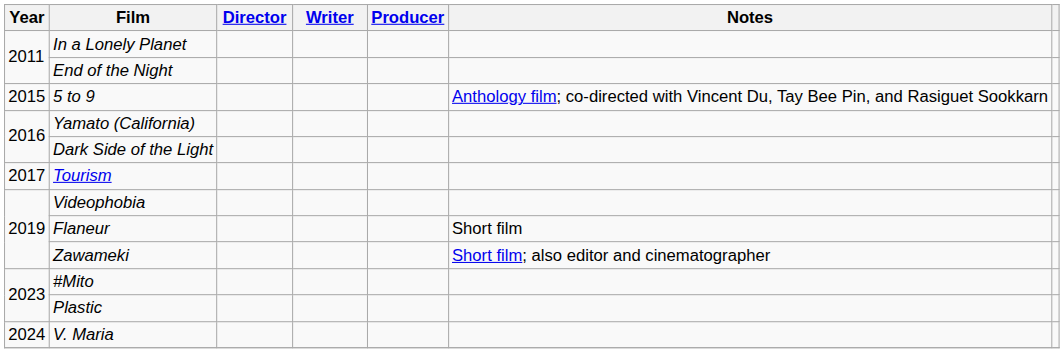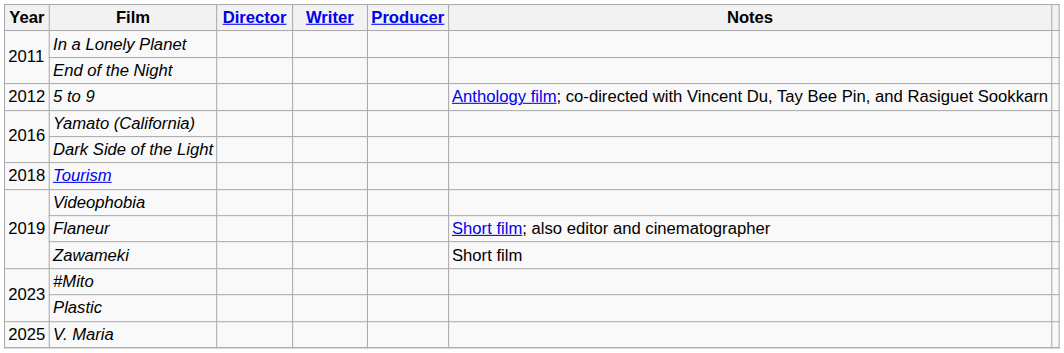(27, 96) 2015 -> (27, 96) 2012
(27, 176) 2017 -> (27, 176) 2018
(487, 228) Short film -> (611, 228) Short film; also editor and cinematographer
(611, 255) Short film; also editor and cinematographer -> (487, 255) Short film
(27, 334) 2024 -> (27, 334) 2025
